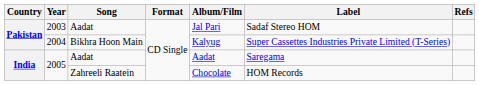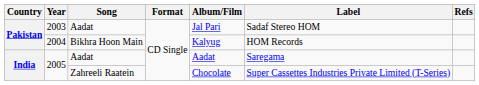(348, 42) Super Cassettes Industries Private Limited (T-Series) -> (275, 42) HOM Records
(275, 73) HOM Records -> (348, 73) Super Cassettes Industries Private Limited (T-Series)
